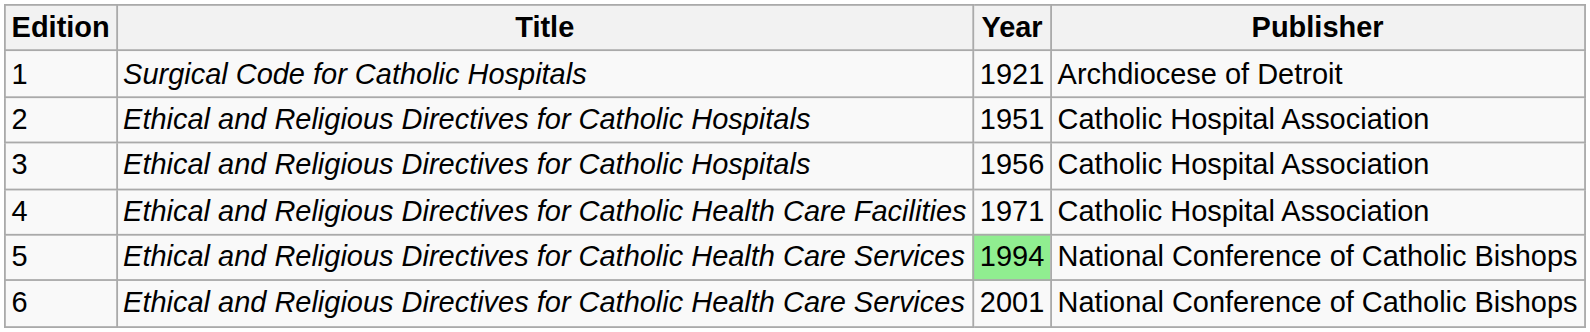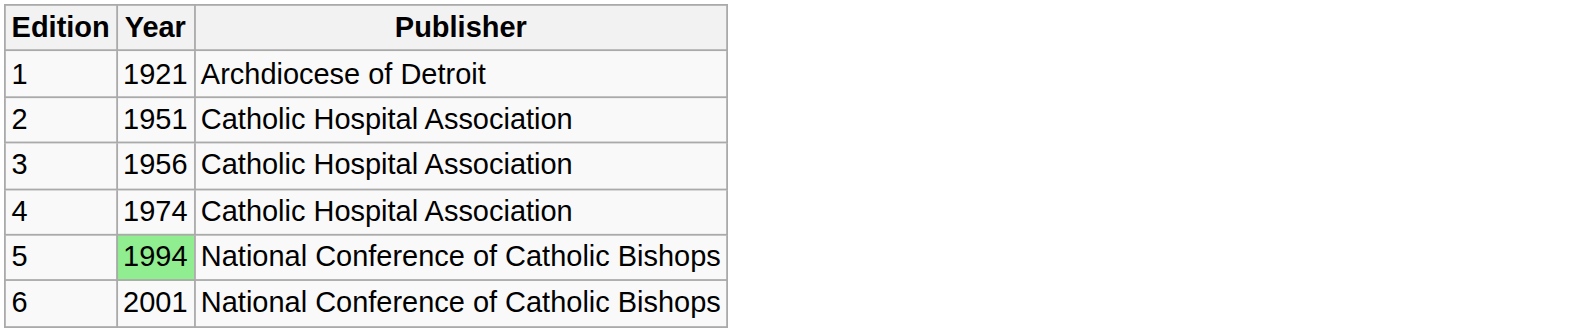- column: (545, 27)
(1012, 211) 1971 -> (155, 211) 1974
